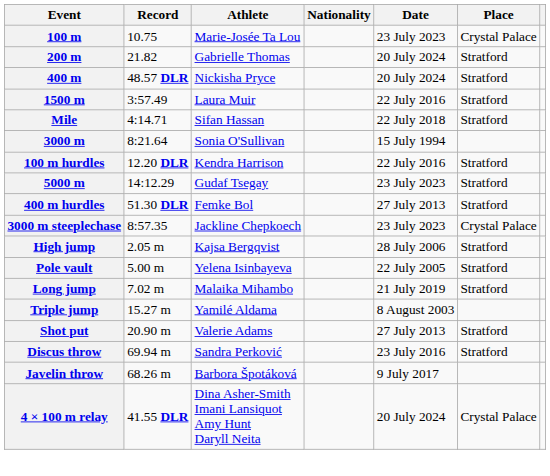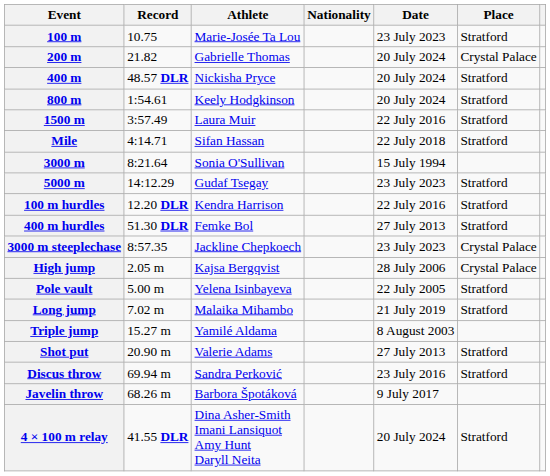(499, 36) Crystal Palace -> (484, 36) Stratford
(484, 57) Stratford -> (499, 57) Crystal Palace
+ row: (64, 99)
rows swapped: (64, 183) <-> (64, 162)
(484, 246) Stratford -> (499, 267) Crystal Palace
(499, 416) Crystal Palace -> (484, 437) Stratford
